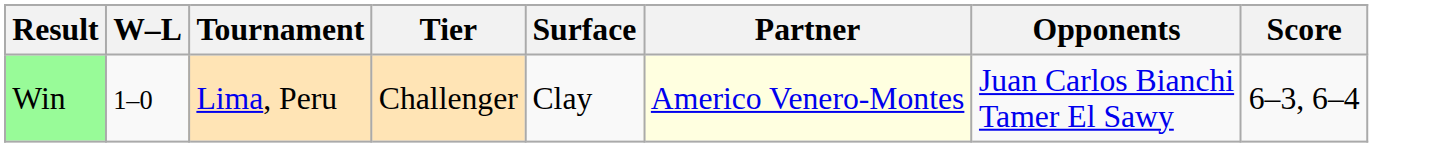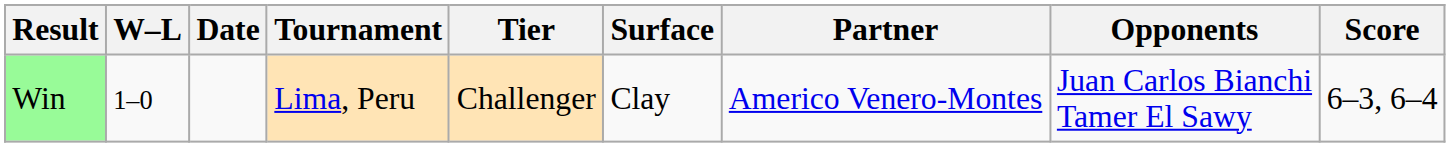+ column: (228, 29)
(808, 97) lightyellow background -> (886, 97) no background
